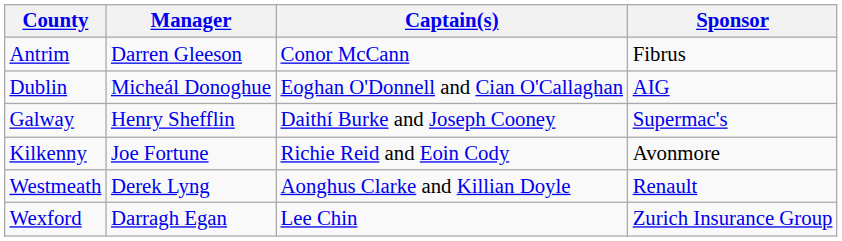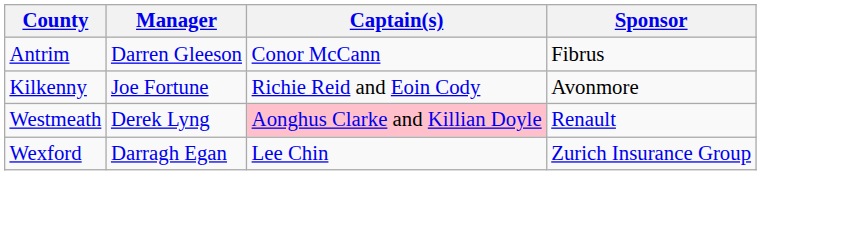- row: (38, 86)
- row: (42, 119)
(426, 185) no background -> (397, 119) pink background
